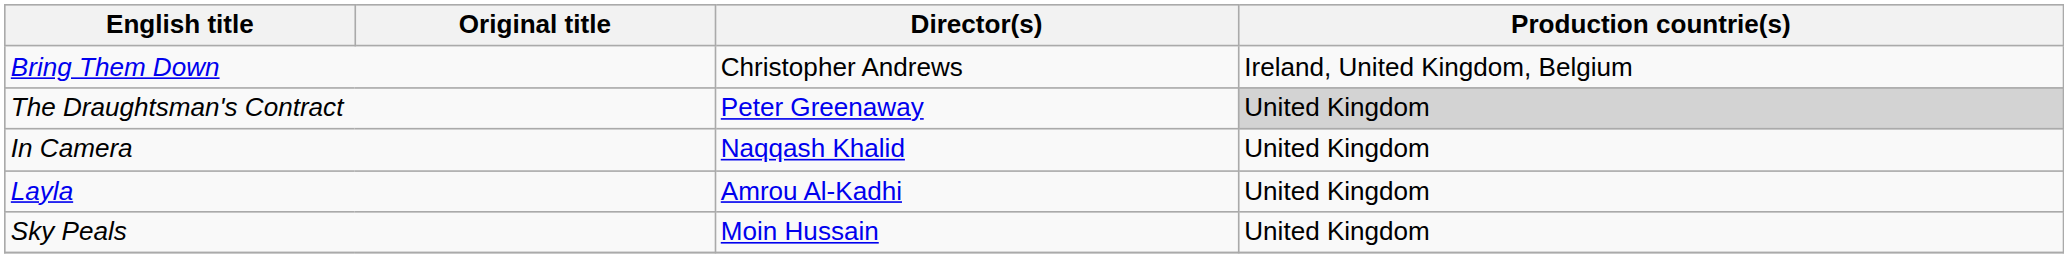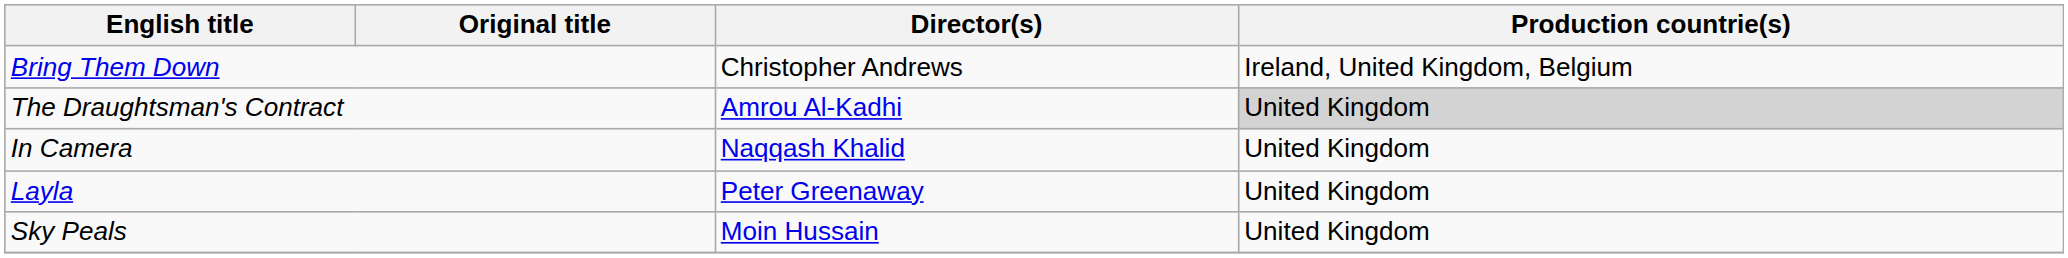(822, 107) Peter Greenaway -> (811, 107) Amrou Al-Kadhi
(811, 190) Amrou Al-Kadhi -> (822, 190) Peter Greenaway
